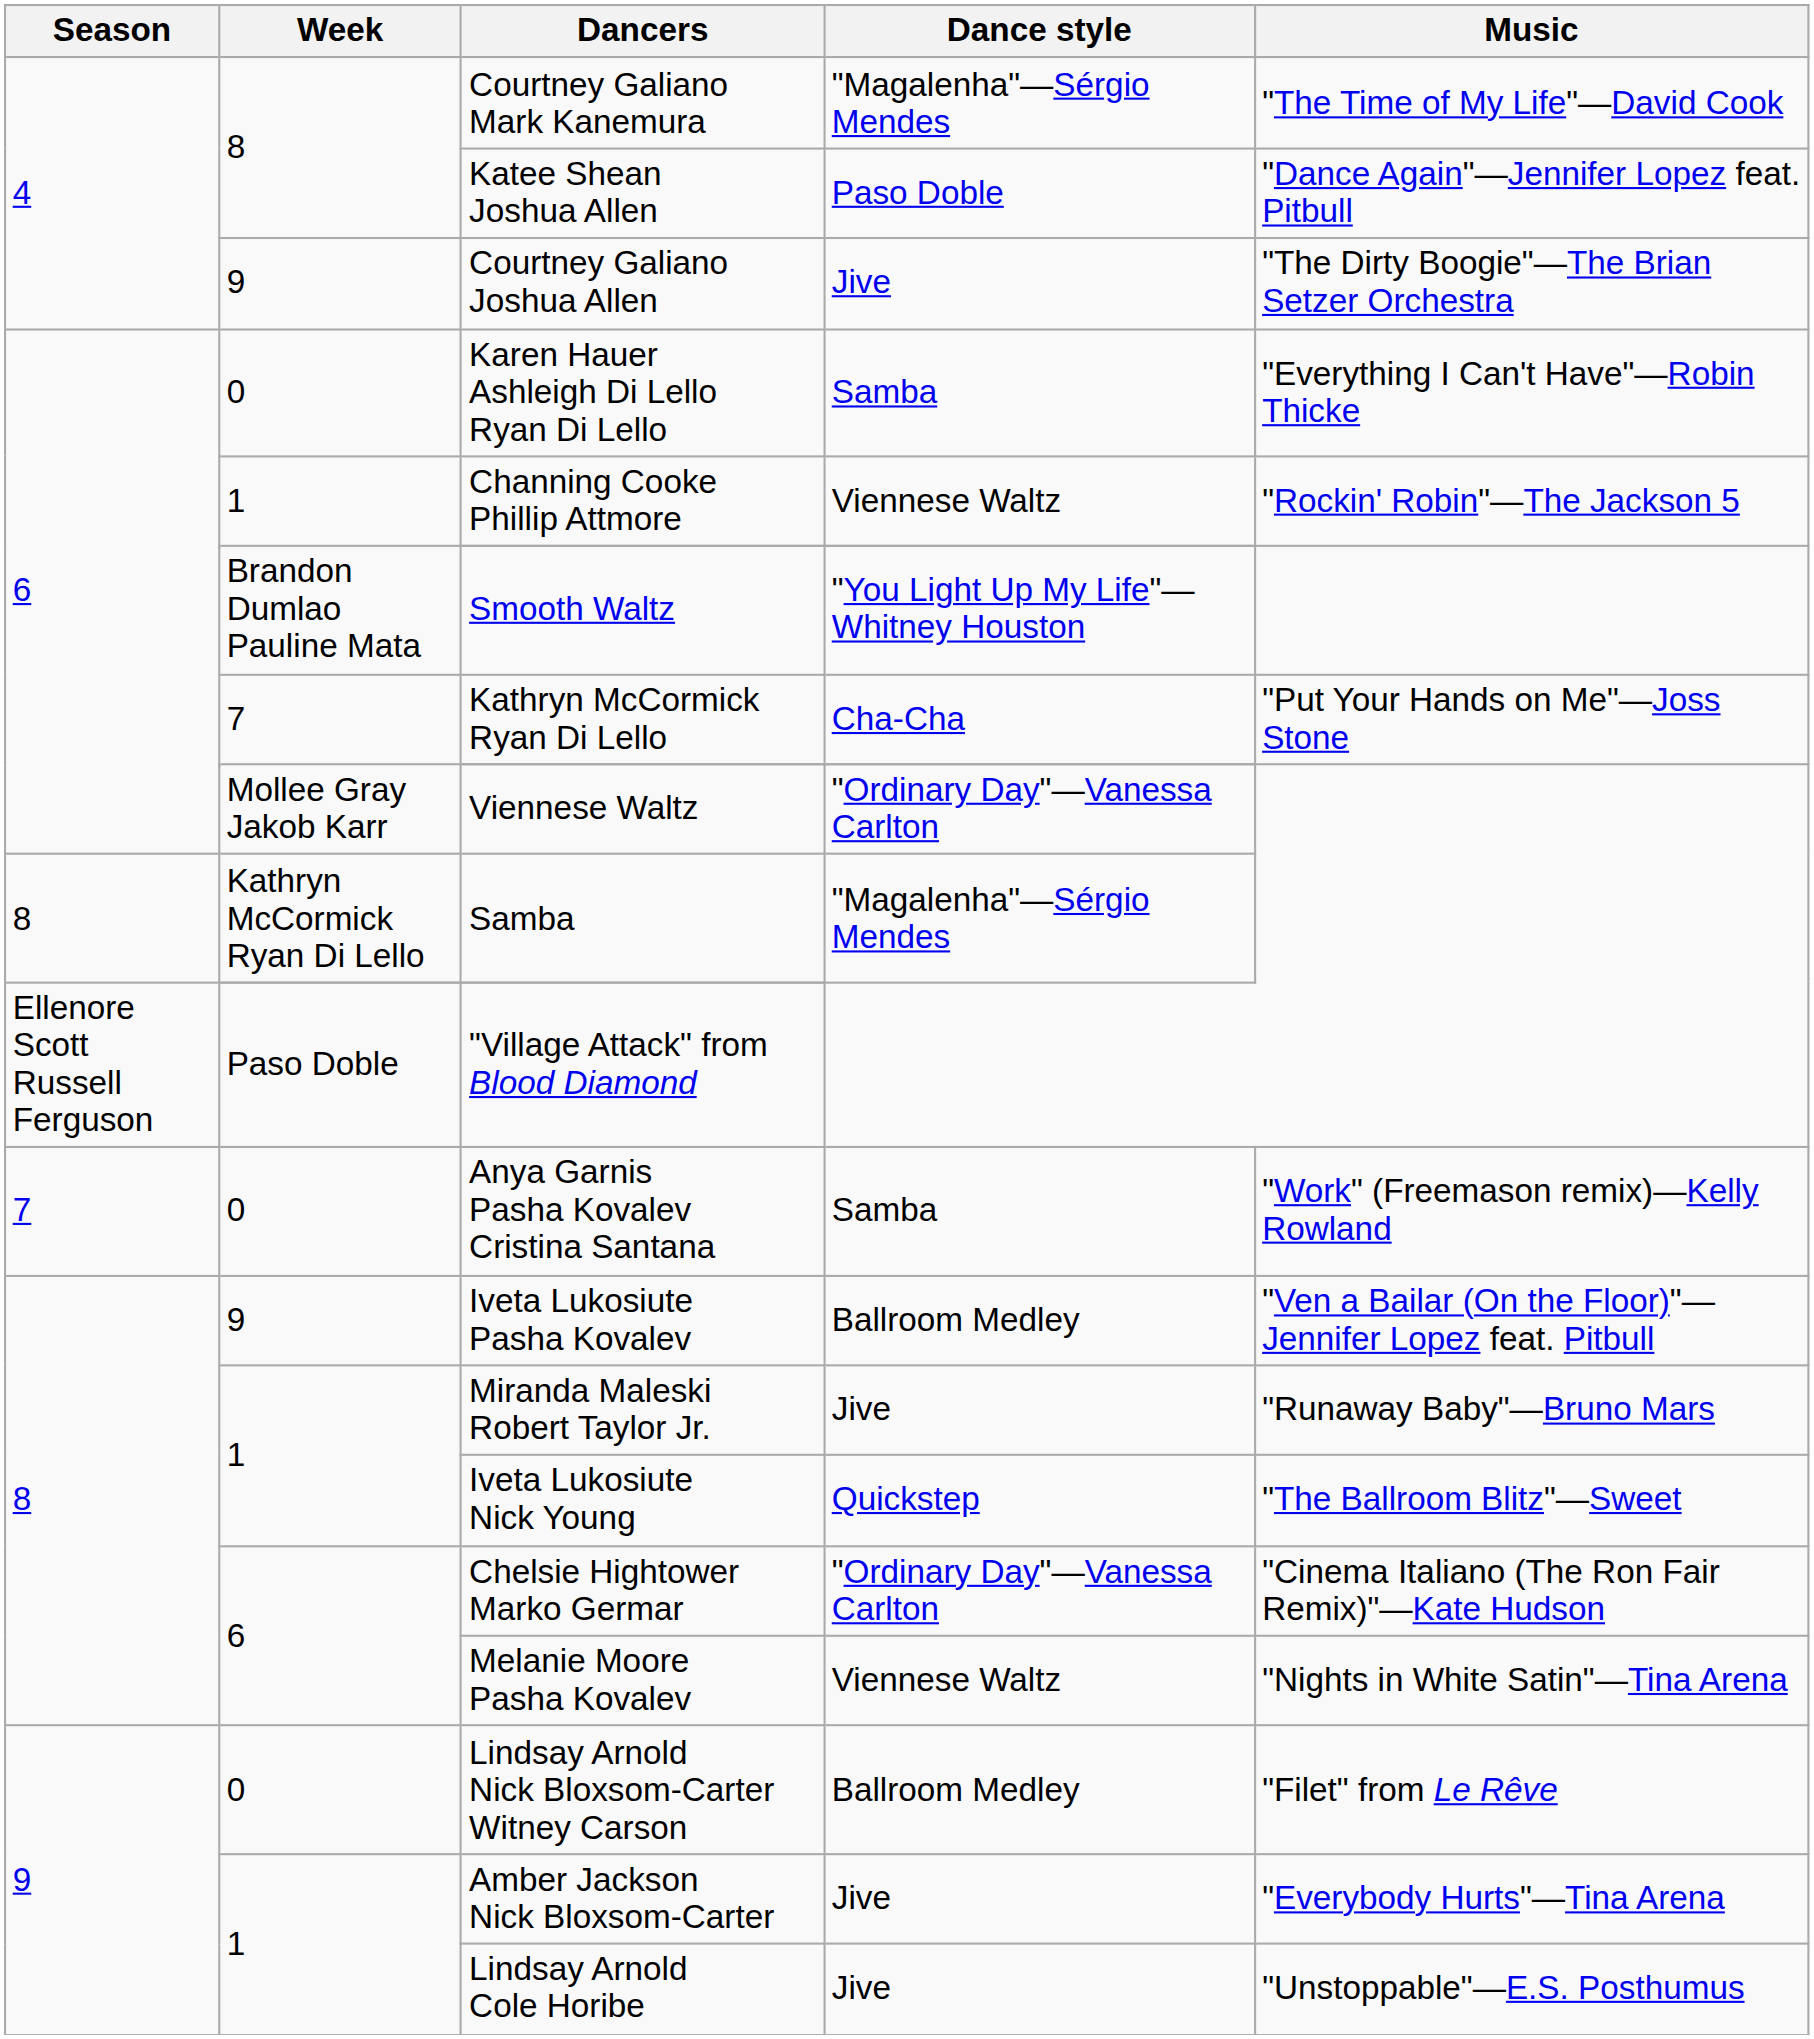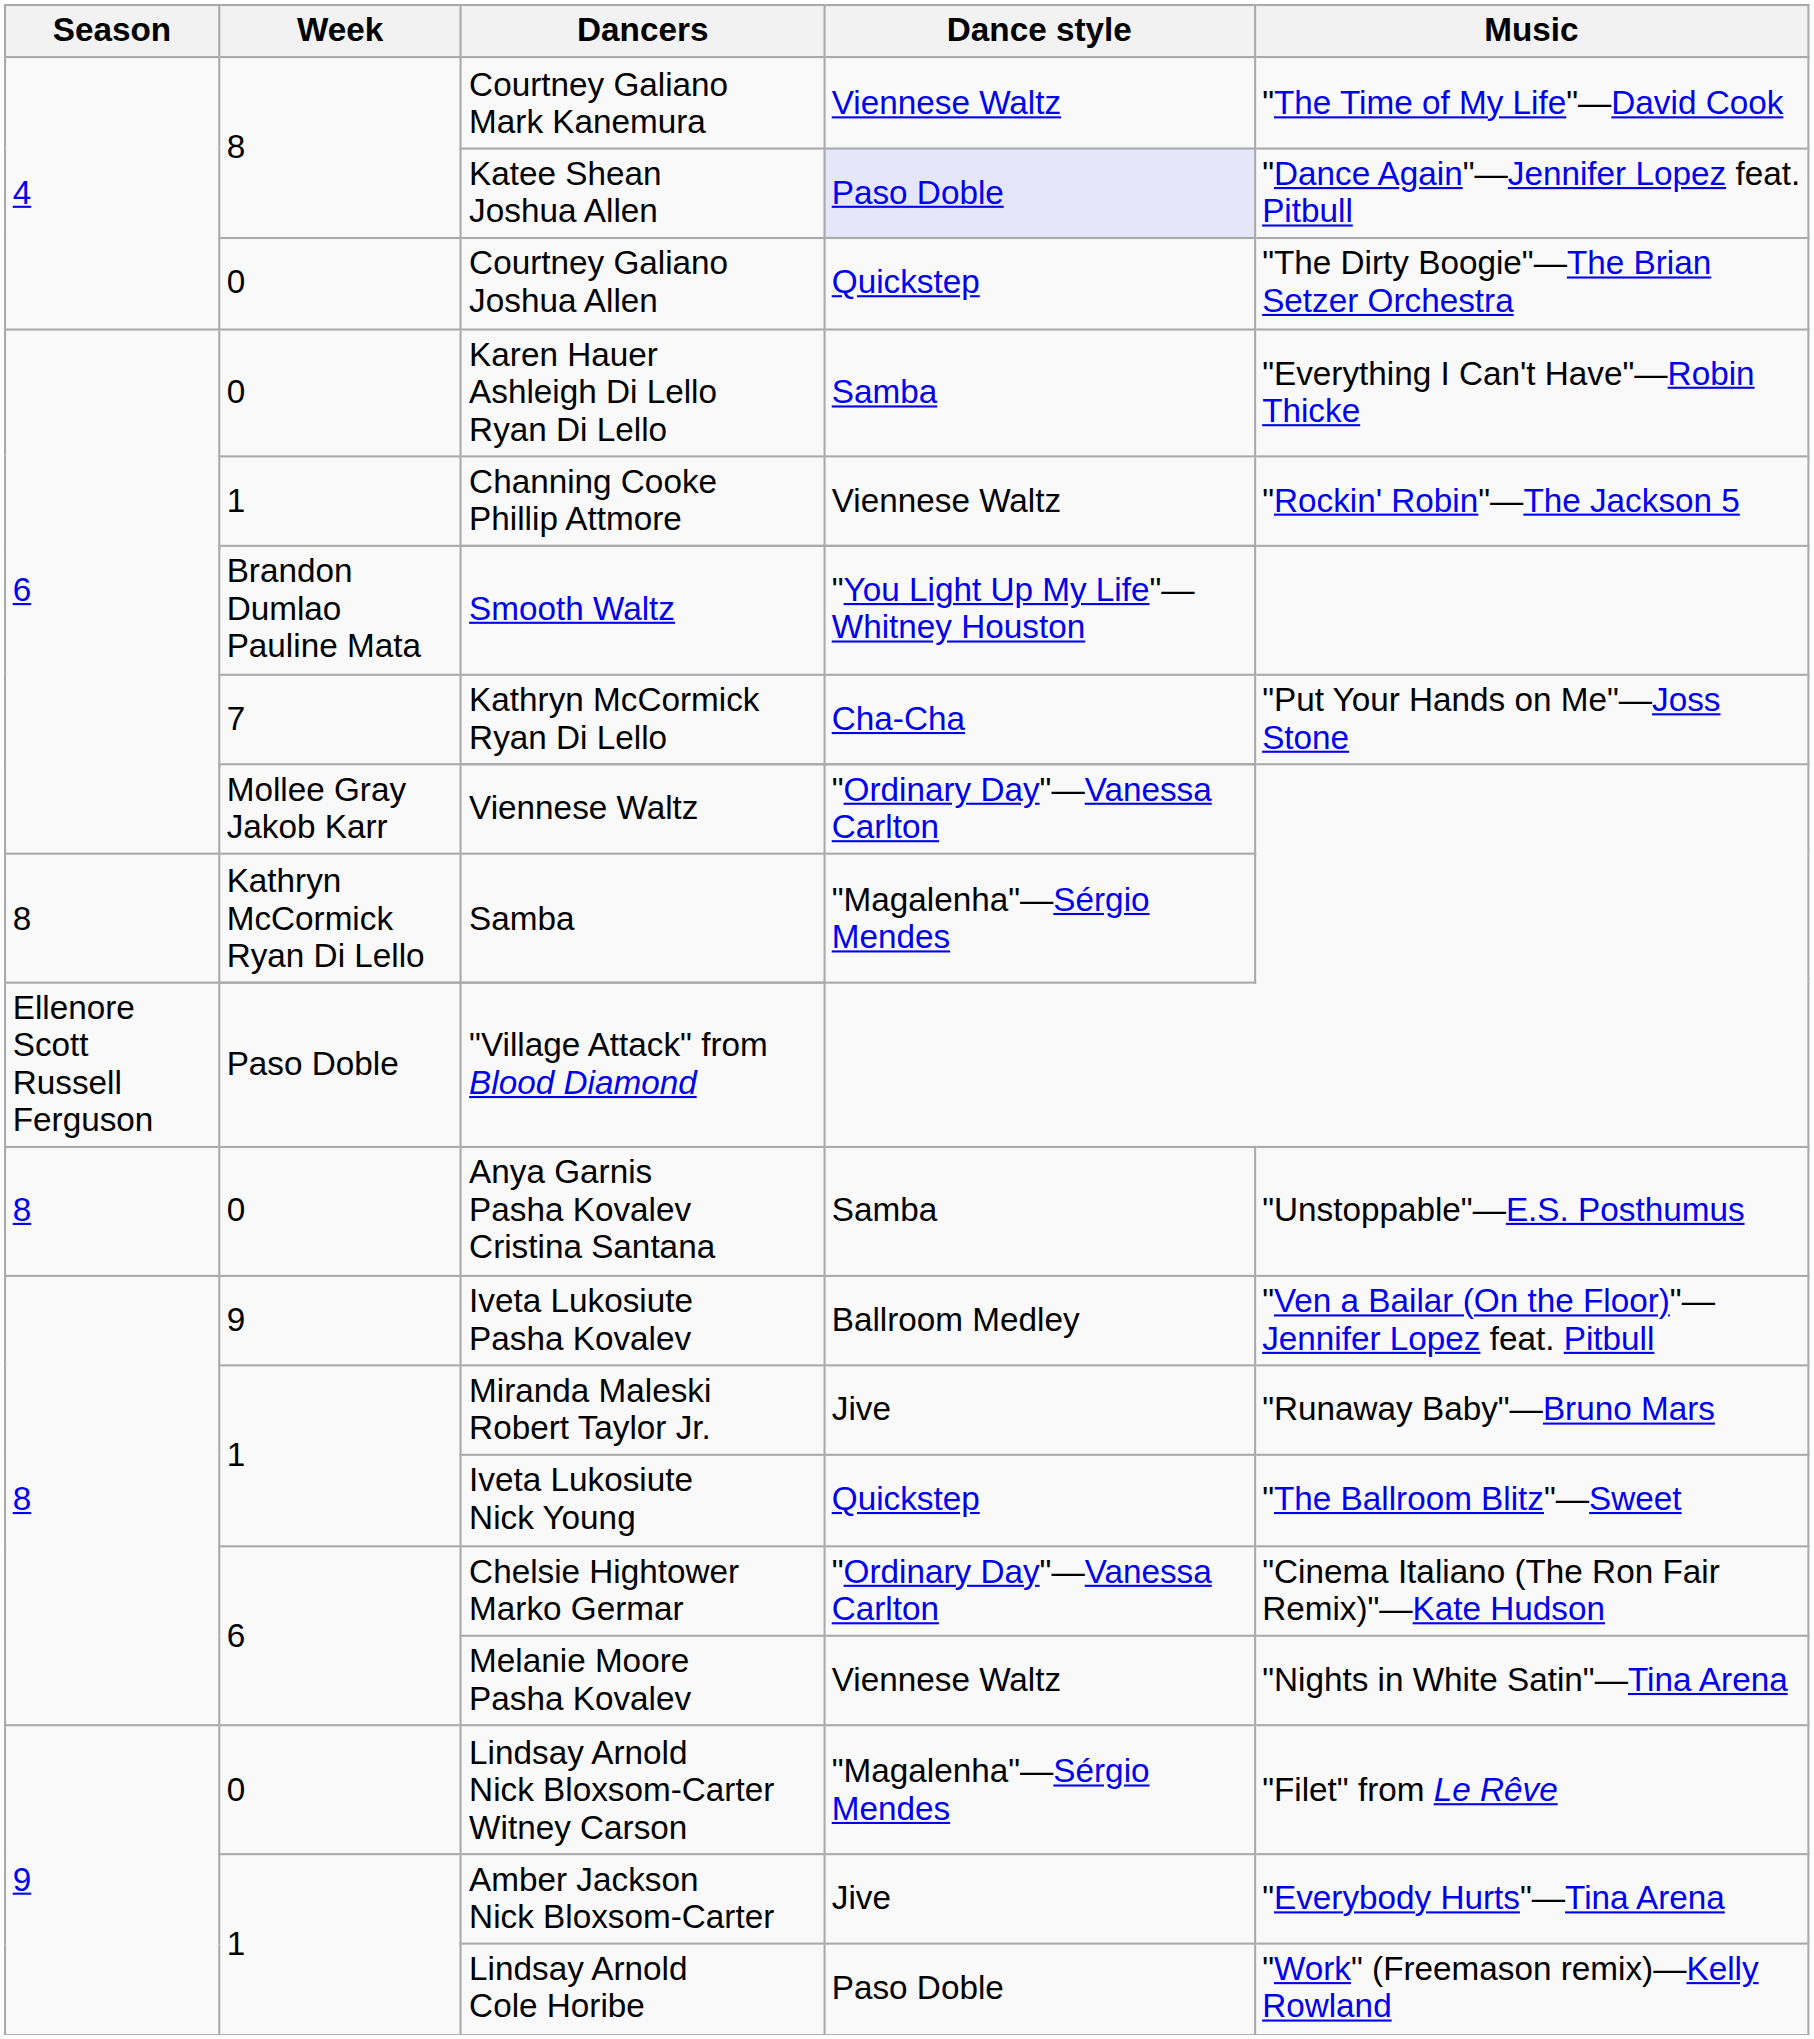(991, 102) "Magalenha"—Sérgio Mendes -> (946, 102) Viennese Waltz
(918, 192) no background -> (918, 192) lavender background
(236, 282) 9 -> (236, 282) 0
(861, 282) Jive -> (906, 282) Quickstep
(22, 1210) 7 -> (22, 1210) 8
(1510, 1210) "Work" (Freemason remix)—Kelly Rowland -> (1503, 1210) "Unstoppable"—E.S. Posthumus
(956, 1789) Ballroom Medley -> (991, 1789) "Magalenha"—Sérgio Mendes
(861, 1988) Jive -> (918, 1988) Paso Doble
(1503, 1988) "Unstoppable"—E.S. Posthumus -> (1510, 1988) "Work" (Freemason remix)—Kelly Rowland
